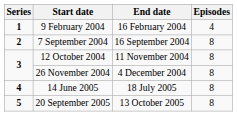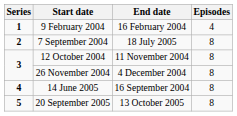(152, 42) 16 September 2004 -> (152, 42) 18 July 2005
(152, 88) 18 July 2005 -> (152, 88) 16 September 2004
